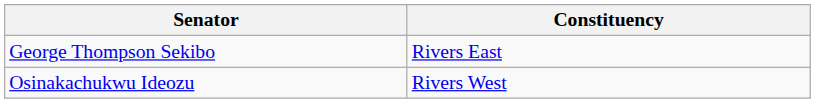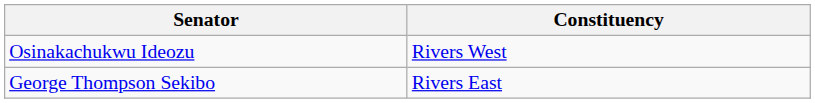rows swapped: (102, 82) <-> (112, 51)
